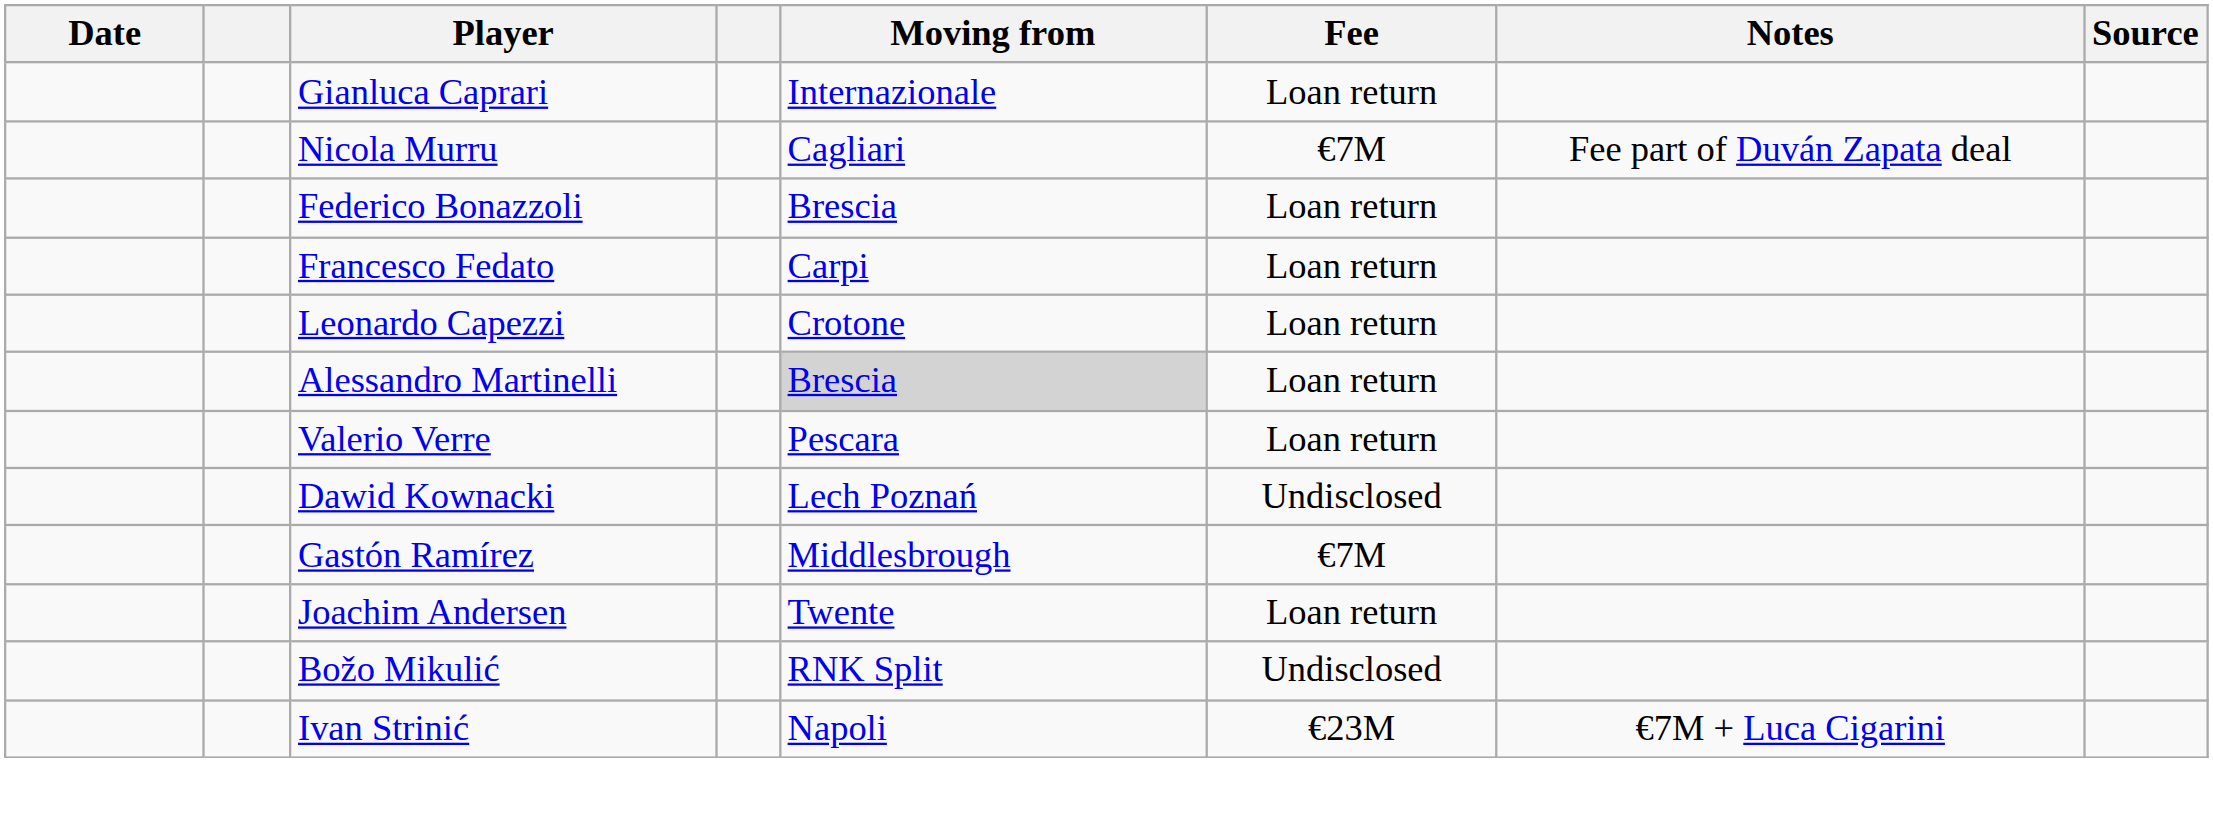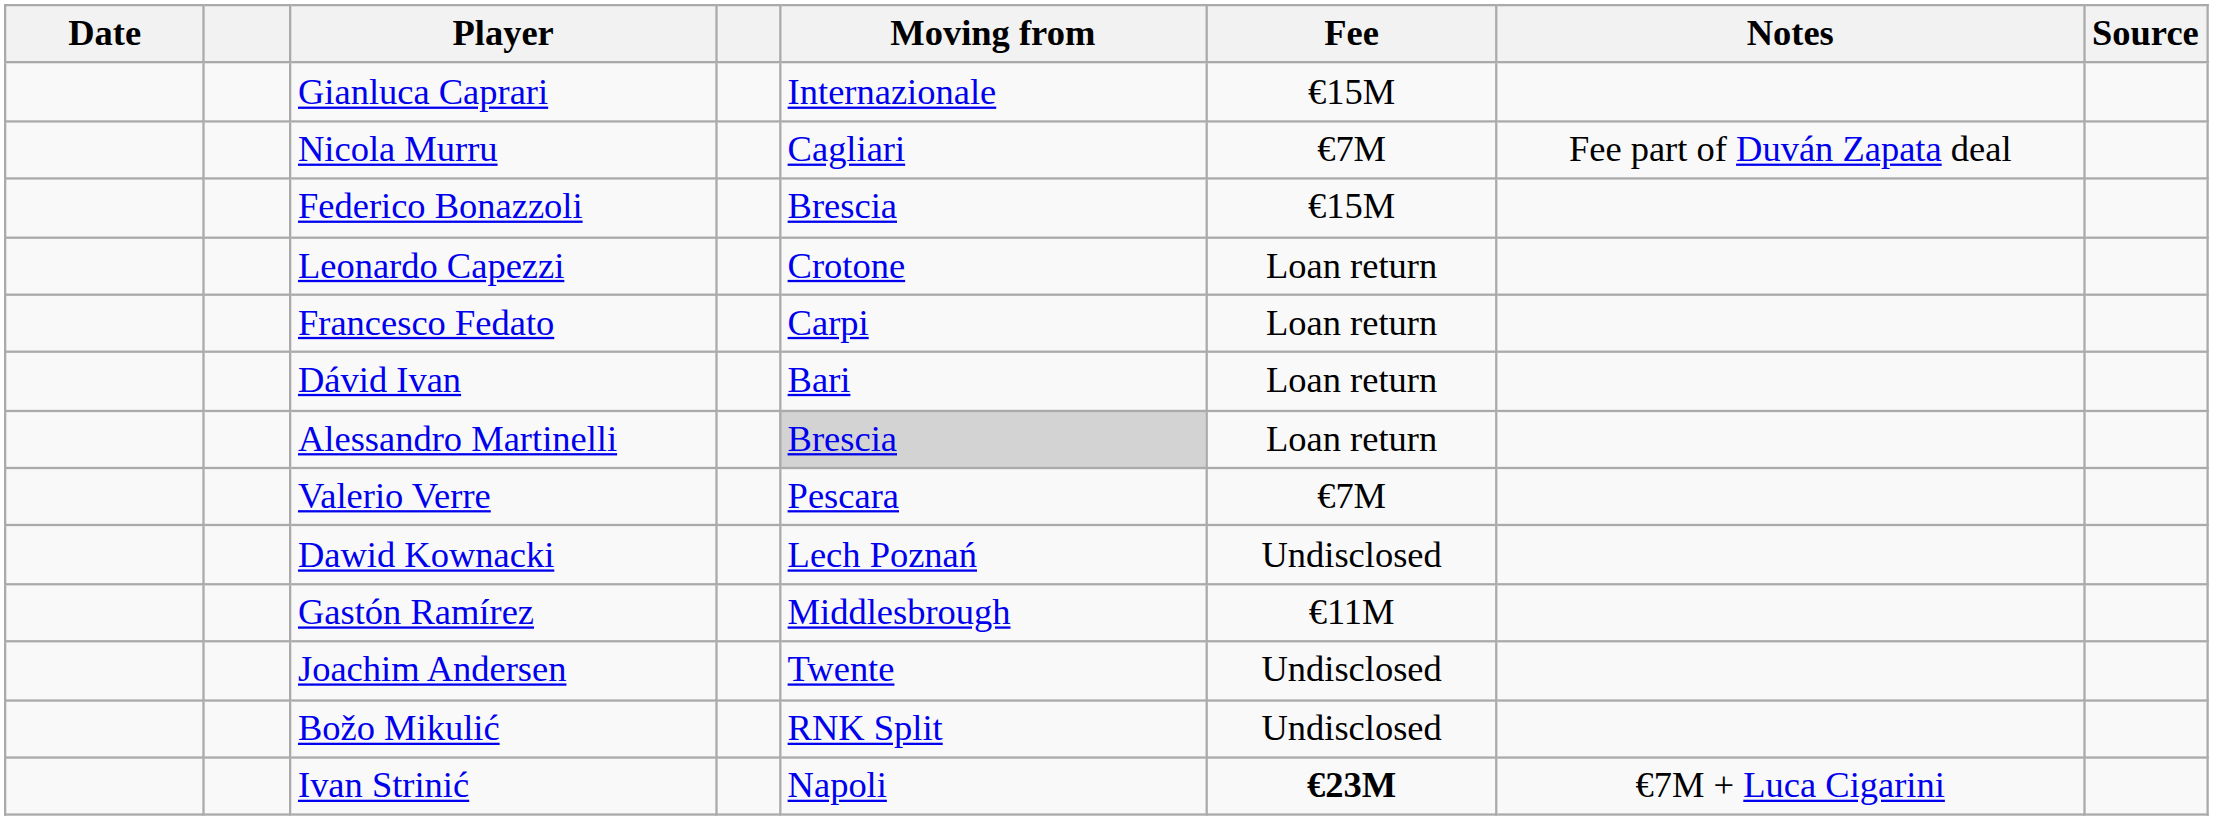(1352, 91) Loan return -> (1352, 91) €15M
(1352, 206) Loan return -> (1352, 206) €15M
rows swapped: (431, 322) <-> (426, 264)
+ row: (380, 380)
(1352, 438) Loan return -> (1352, 496) €7M
(1352, 554) €7M -> (1352, 611) €11M
(1352, 611) Loan return -> (1352, 669) Undisclosed
(1352, 727) normal -> (1352, 785) bold
